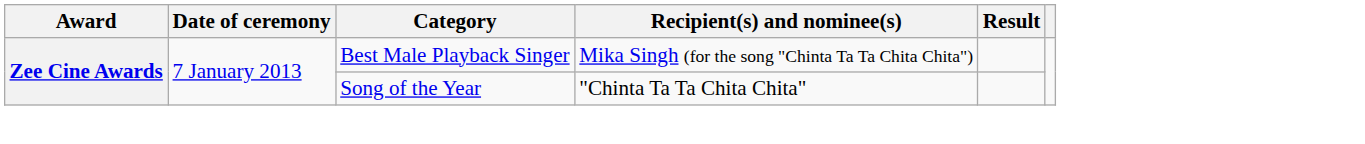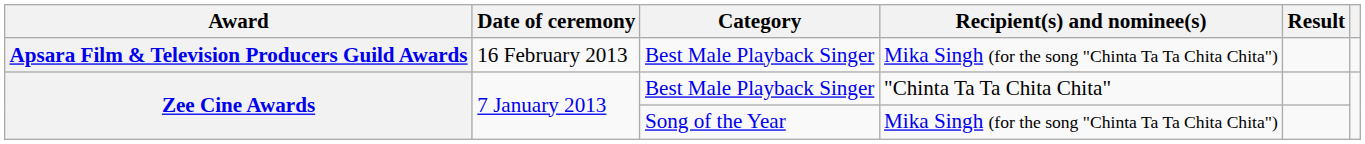+ row: (239, 54)
(776, 54) Mika Singh (for the song "Chinta Ta Ta Chita Chita") -> (998, 88) "Chinta Ta Ta Chita Chita"
(693, 88) "Chinta Ta Ta Chita Chita" -> (1081, 121) Mika Singh (for the song "Chinta Ta Ta Chita Chita")
